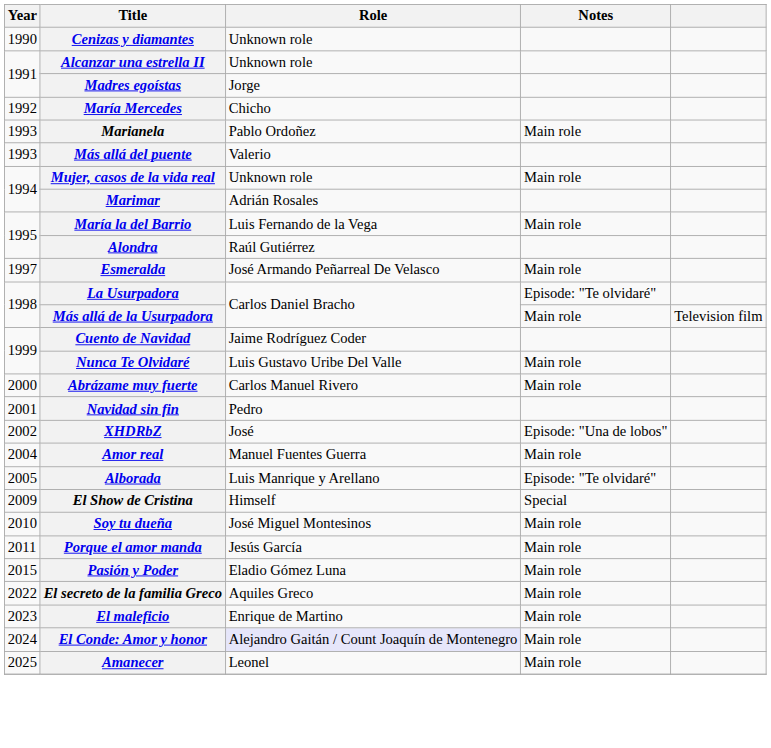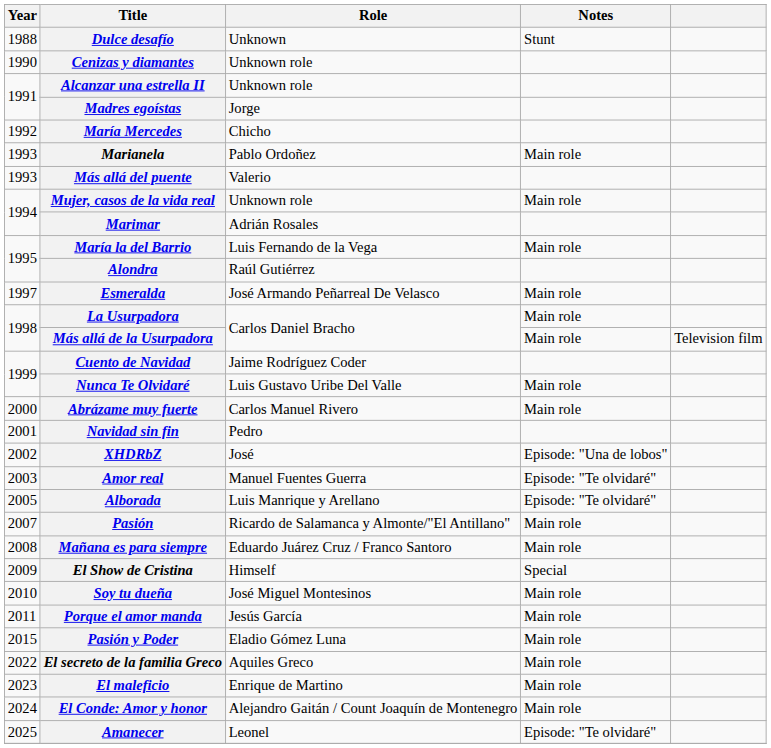+ row: (133, 39)
(590, 293) Episode: "Te olvidaré" -> (553, 316) Main role
(22, 454) 2004 -> (22, 477) 2003
(553, 454) Main role -> (590, 477) Episode: "Te olvidaré"
+ row: (133, 524)
+ row: (133, 547)
(373, 639) lavender background -> (373, 708) no background
(553, 662) Main role -> (590, 731) Episode: "Te olvidaré"
